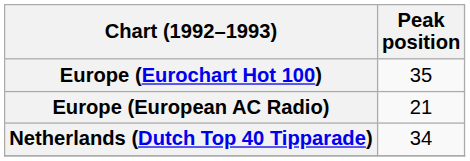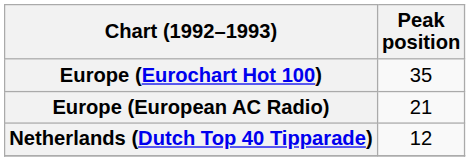(421, 139) 34 -> (421, 139) 12
